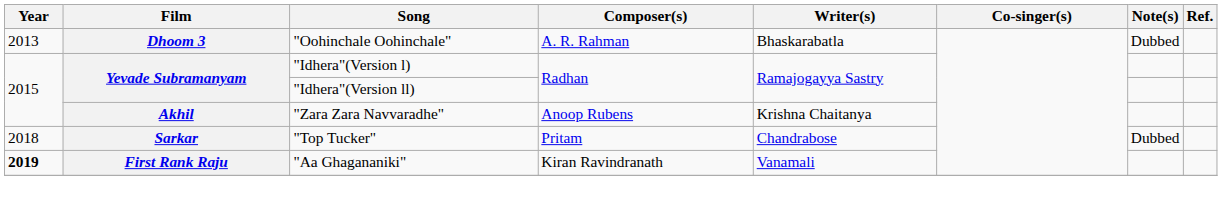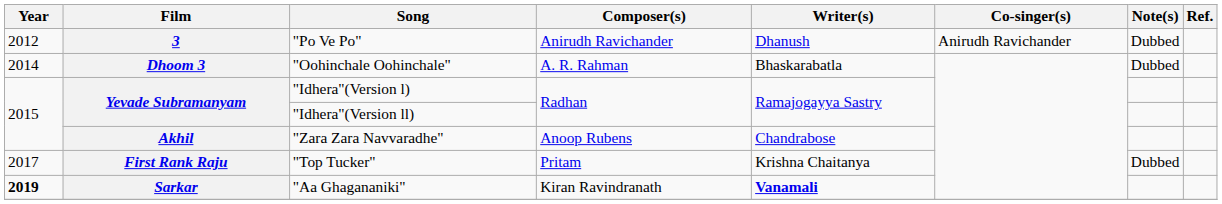+ row: (327, 41)
(23, 41) 2013 -> (23, 65) 2014
(814, 114) Krishna Chaitanya -> (795, 138) Chandrabose
(23, 138) 2018 -> (23, 162) 2017
(176, 138) Sarkar -> (176, 162) First Rank Raju
(797, 138) Chandrabose -> (813, 162) Krishna Chaitanya
(176, 162) First Rank Raju -> (176, 187) Sarkar
(786, 162) normal -> (786, 187) bold
